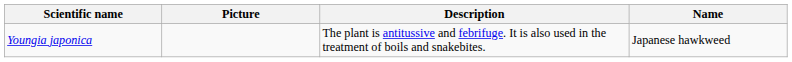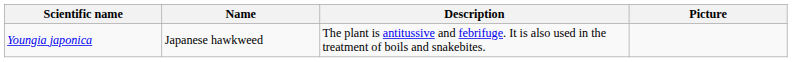columns swapped: (708, 14) <-> (241, 14)
